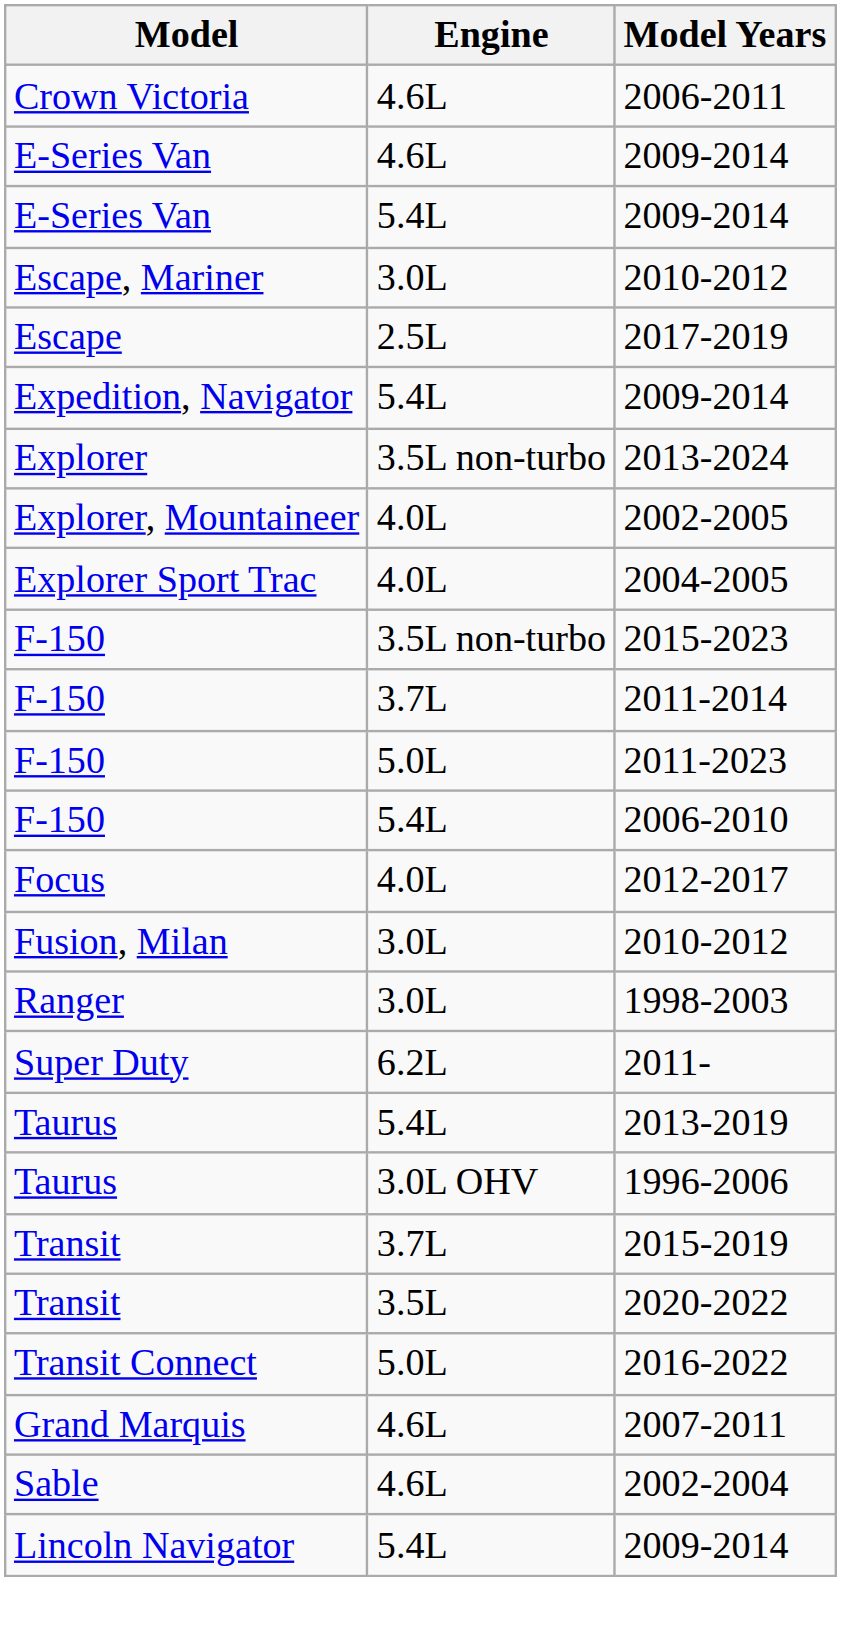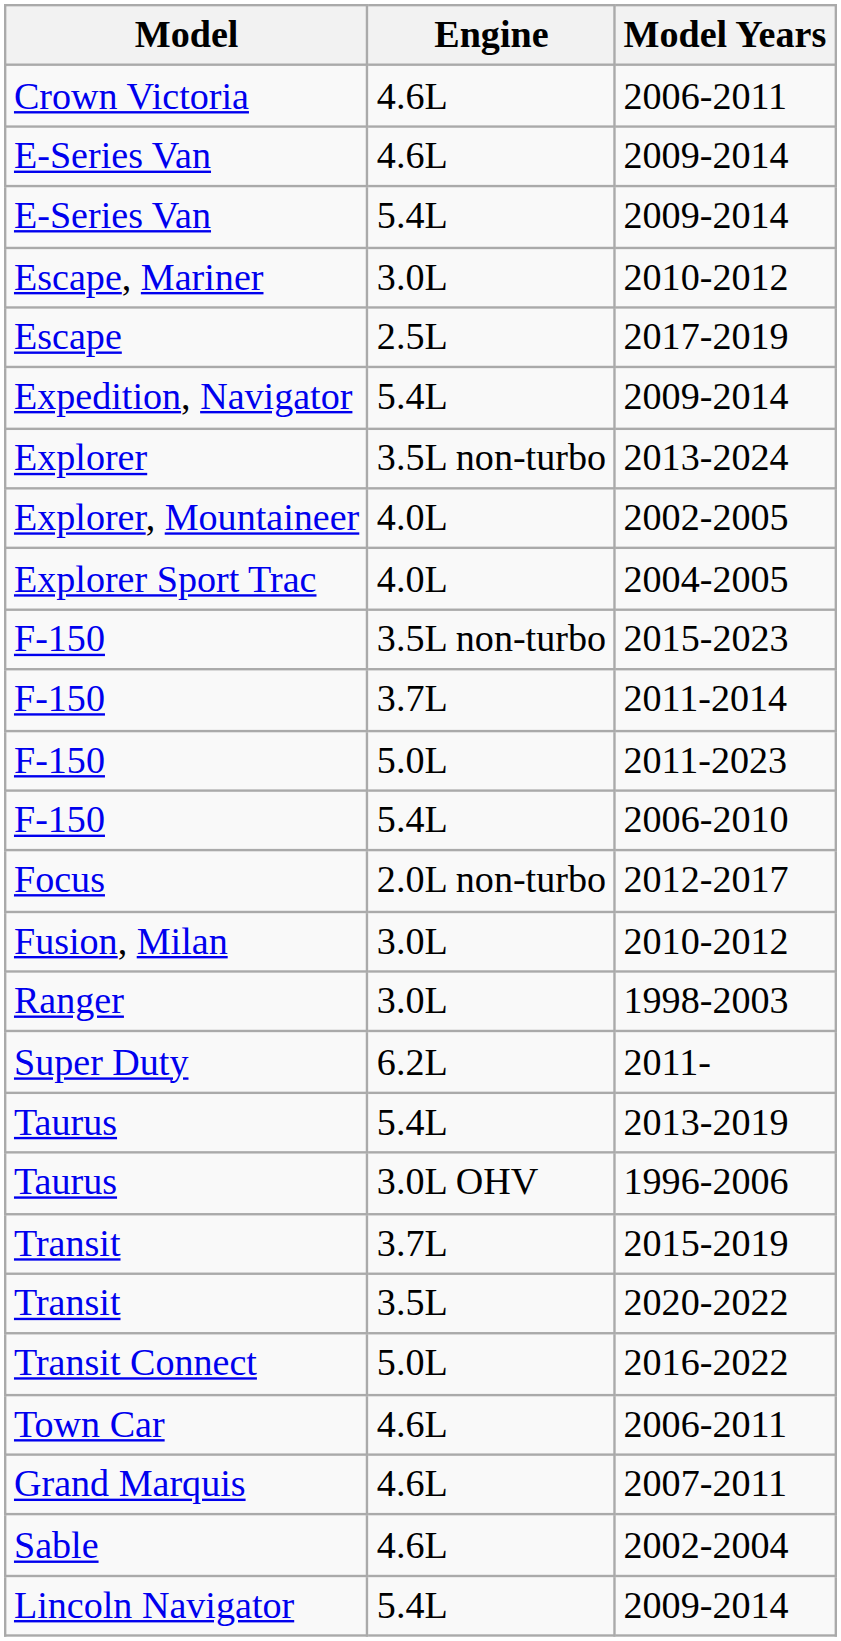(412, 880) 4.0L -> (491, 880) 2.0L non-turbo
+ row: (89, 1423)
